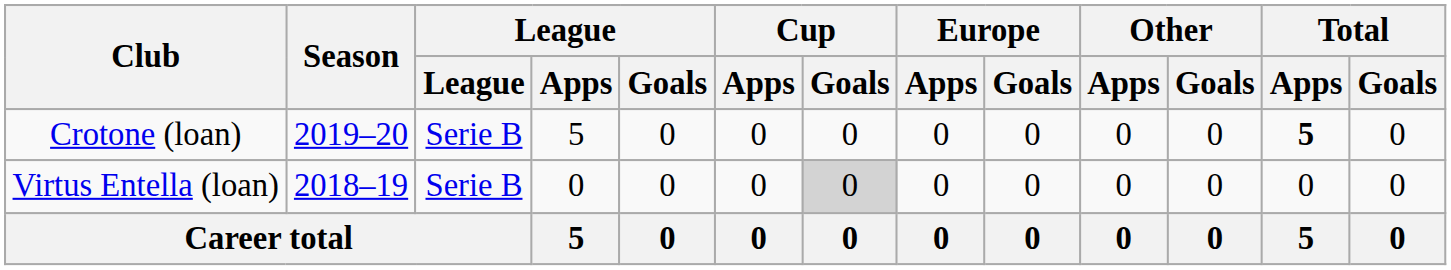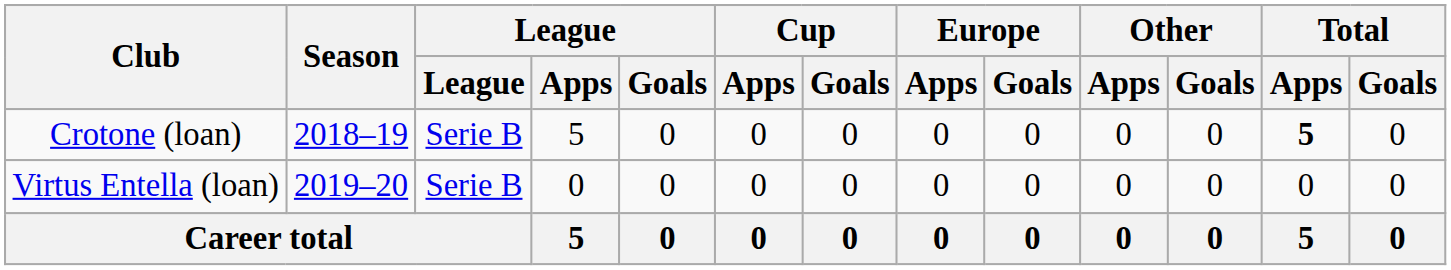(351, 133) 2019–20 -> (351, 133) 2018–19
(351, 185) 2018–19 -> (351, 185) 2019–20
(850, 185) lightgrey background -> (850, 185) no background
